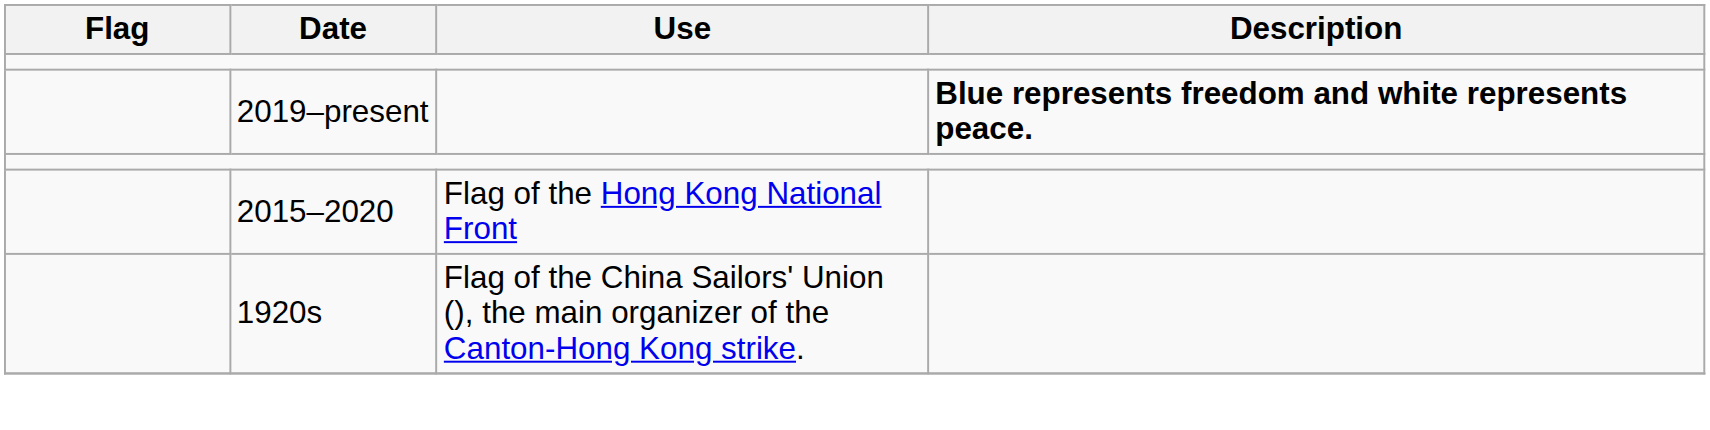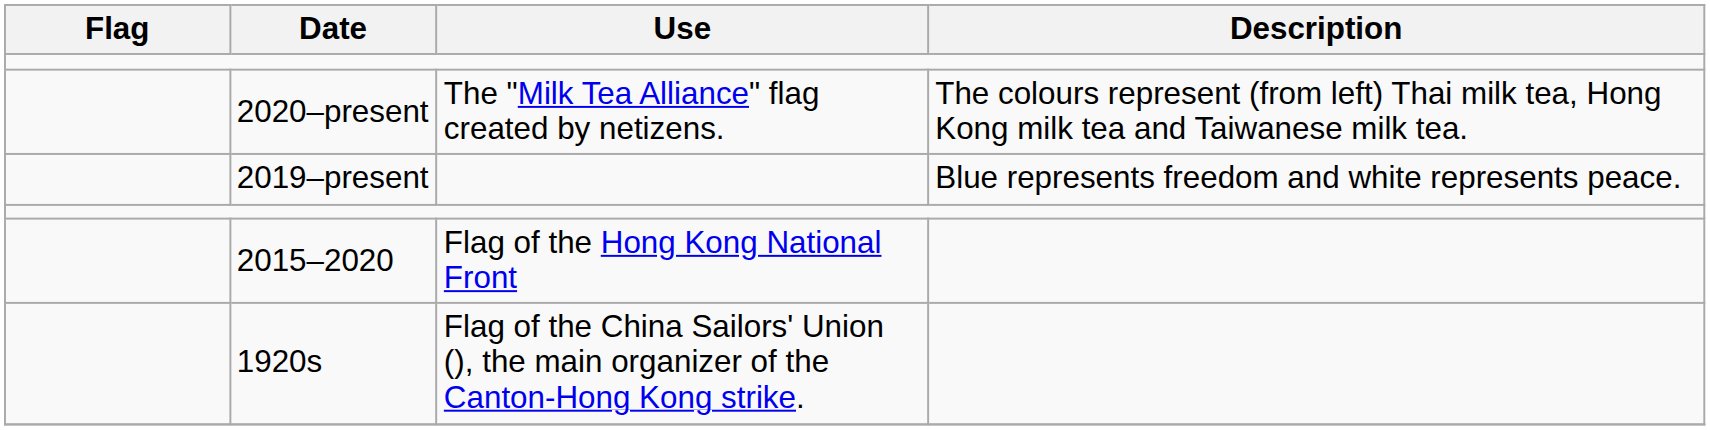+ row: (333, 111)
(1281, 111) bold -> (1308, 178) normal
